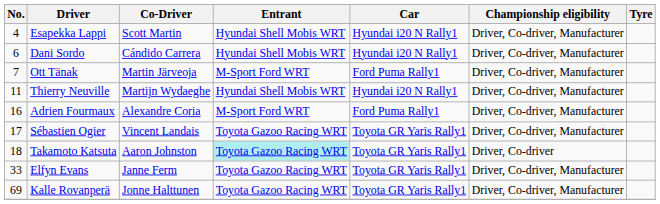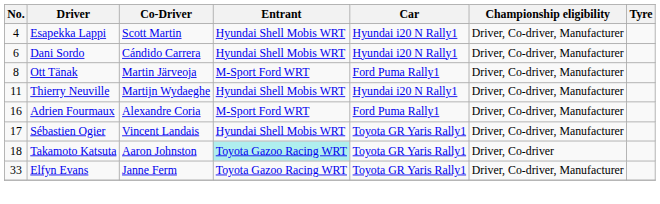(16, 72) 7 -> (16, 72) 8
(281, 130) Toyota Gazoo Racing WRT -> (280, 130) Hyundai Shell Mobis WRT
- row: (70, 189)
